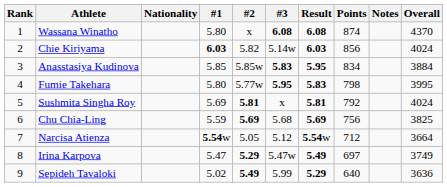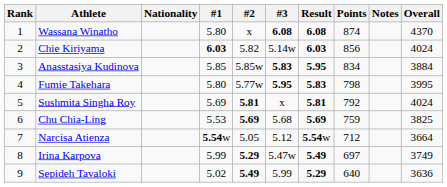(216, 119) 5.59 -> (216, 119) 5.53
(352, 119) 756 -> (352, 119) 759
(216, 155) 5.47 -> (216, 155) 5.99
